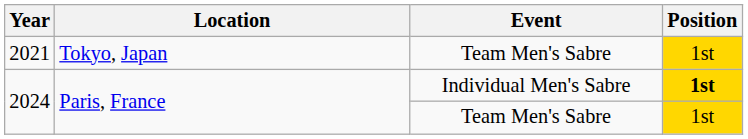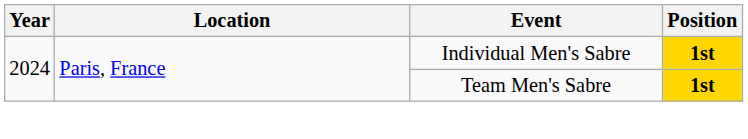- row: (30, 52)
(702, 117) normal -> (702, 85) bold
